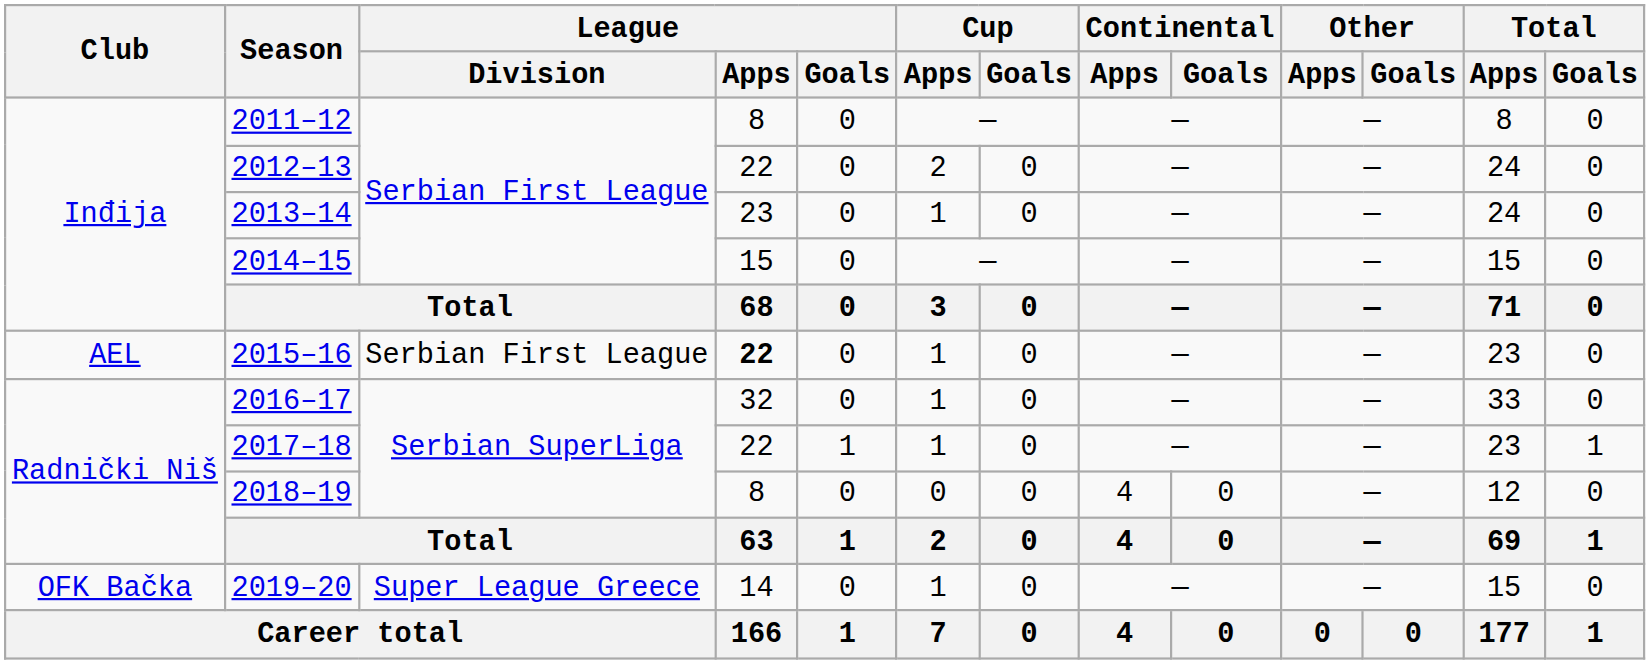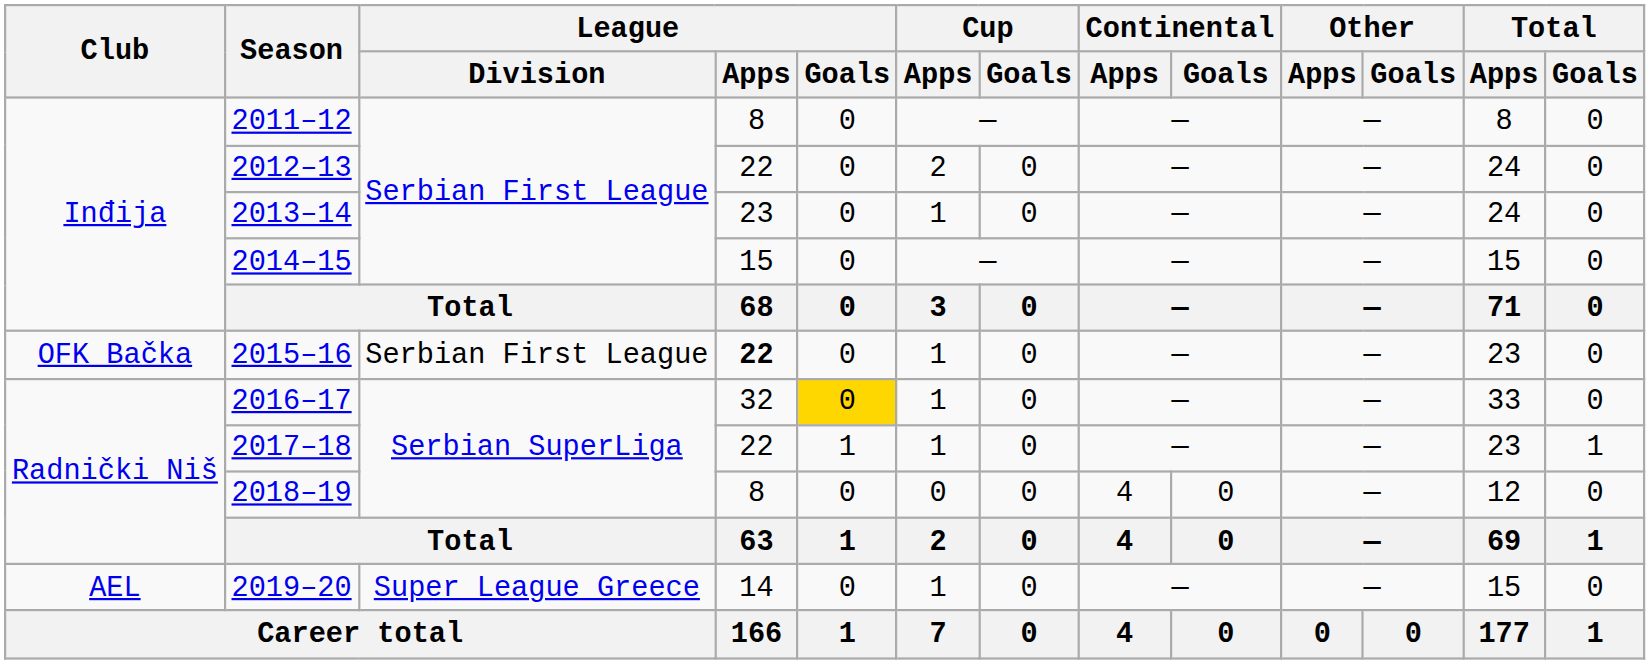(115, 355) AEL -> (115, 355) OFK Bačka
(847, 401) no background -> (847, 401) gold background
(115, 588) OFK Bačka -> (115, 588) AEL
